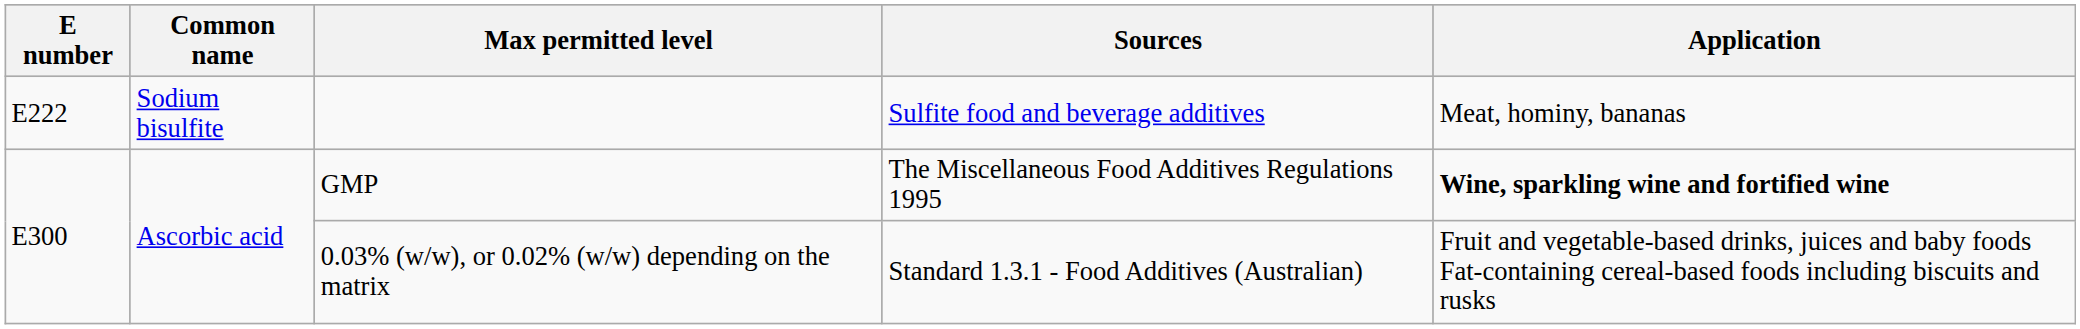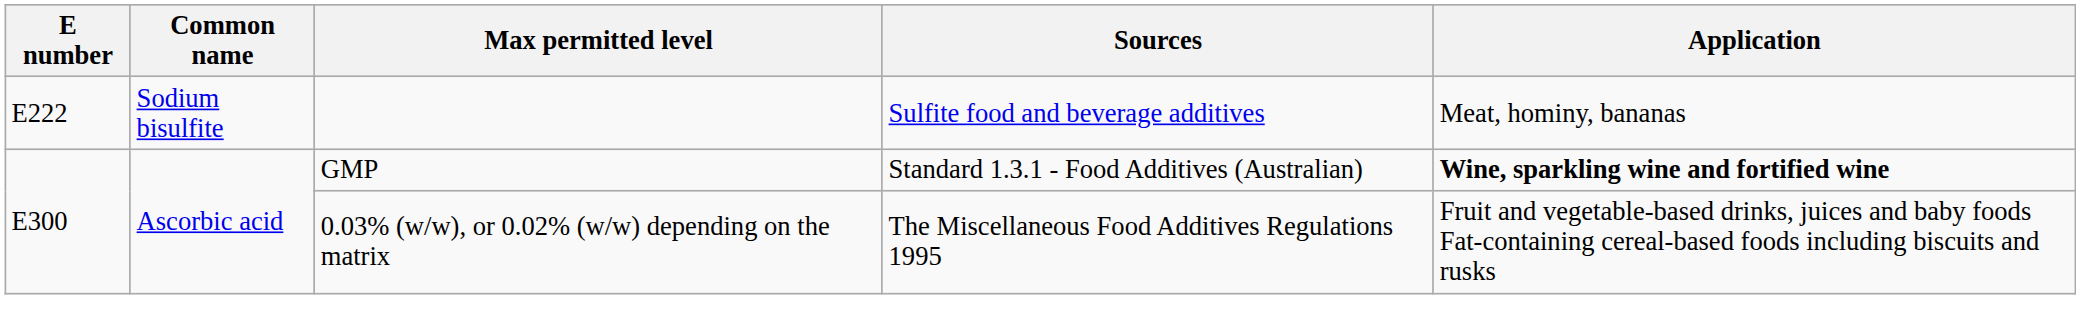(1141, 184) The Miscellaneous Food Additives Regulations 1995 -> (1126, 169) Standard 1.3.1 - Food Additives (Australian)
(1126, 271) Standard 1.3.1 - Food Additives (Australian) -> (1141, 241) The Miscellaneous Food Additives Regulations 1995
